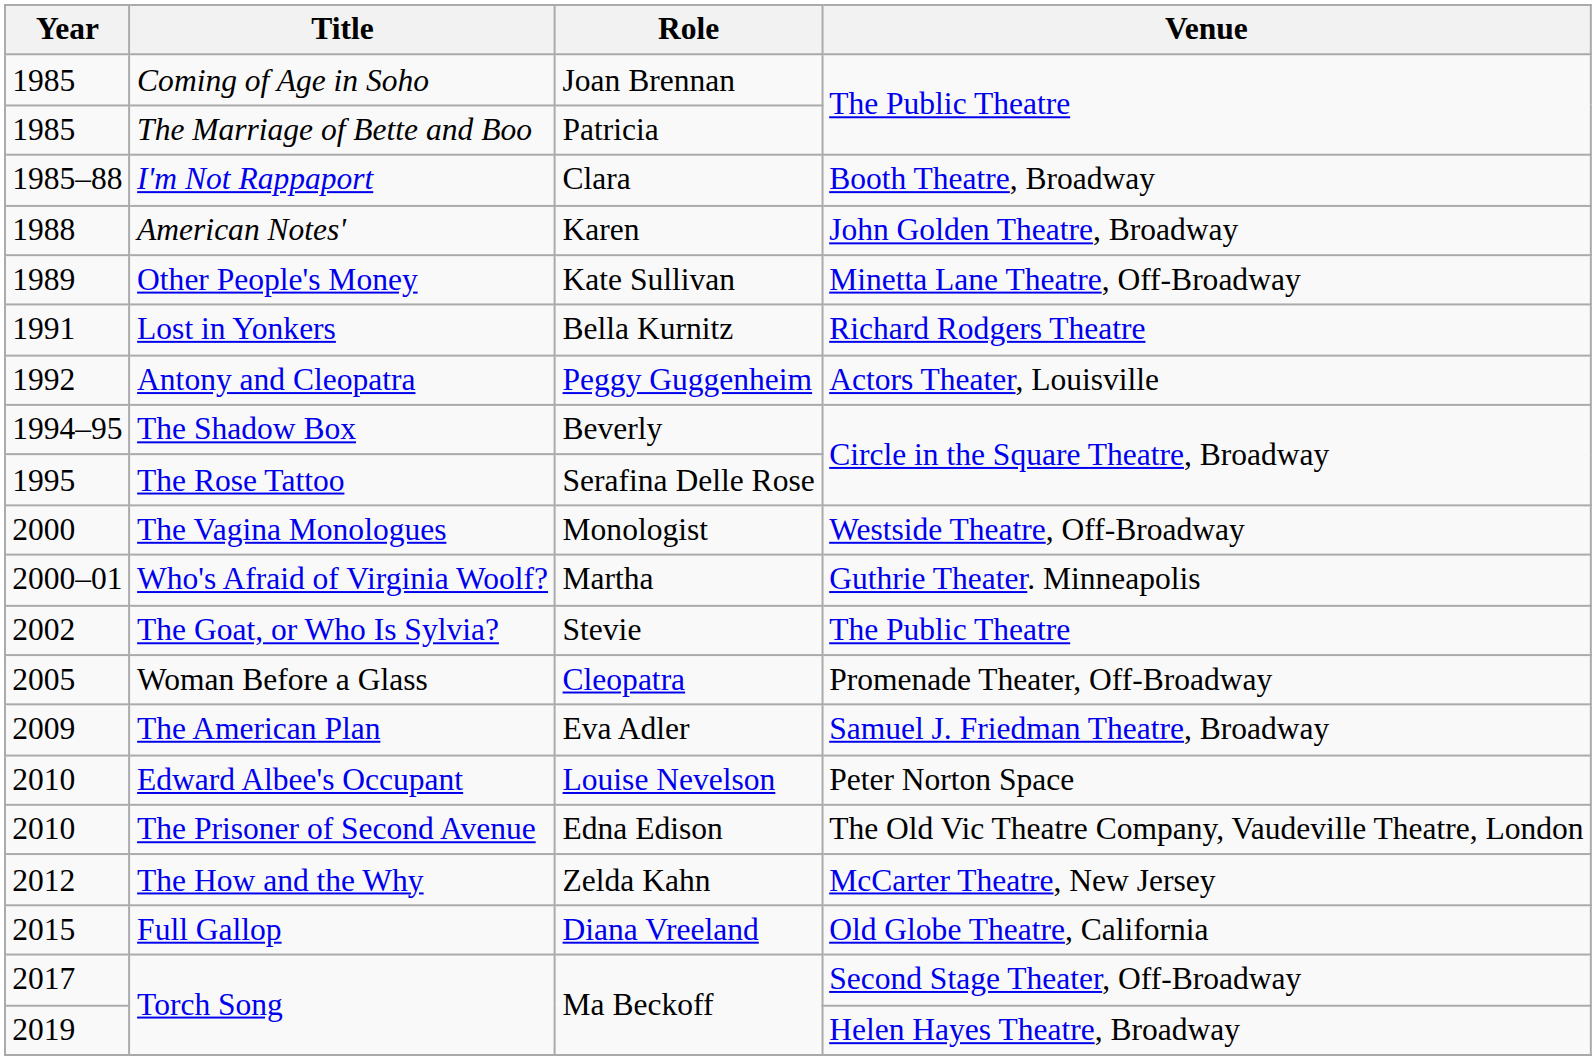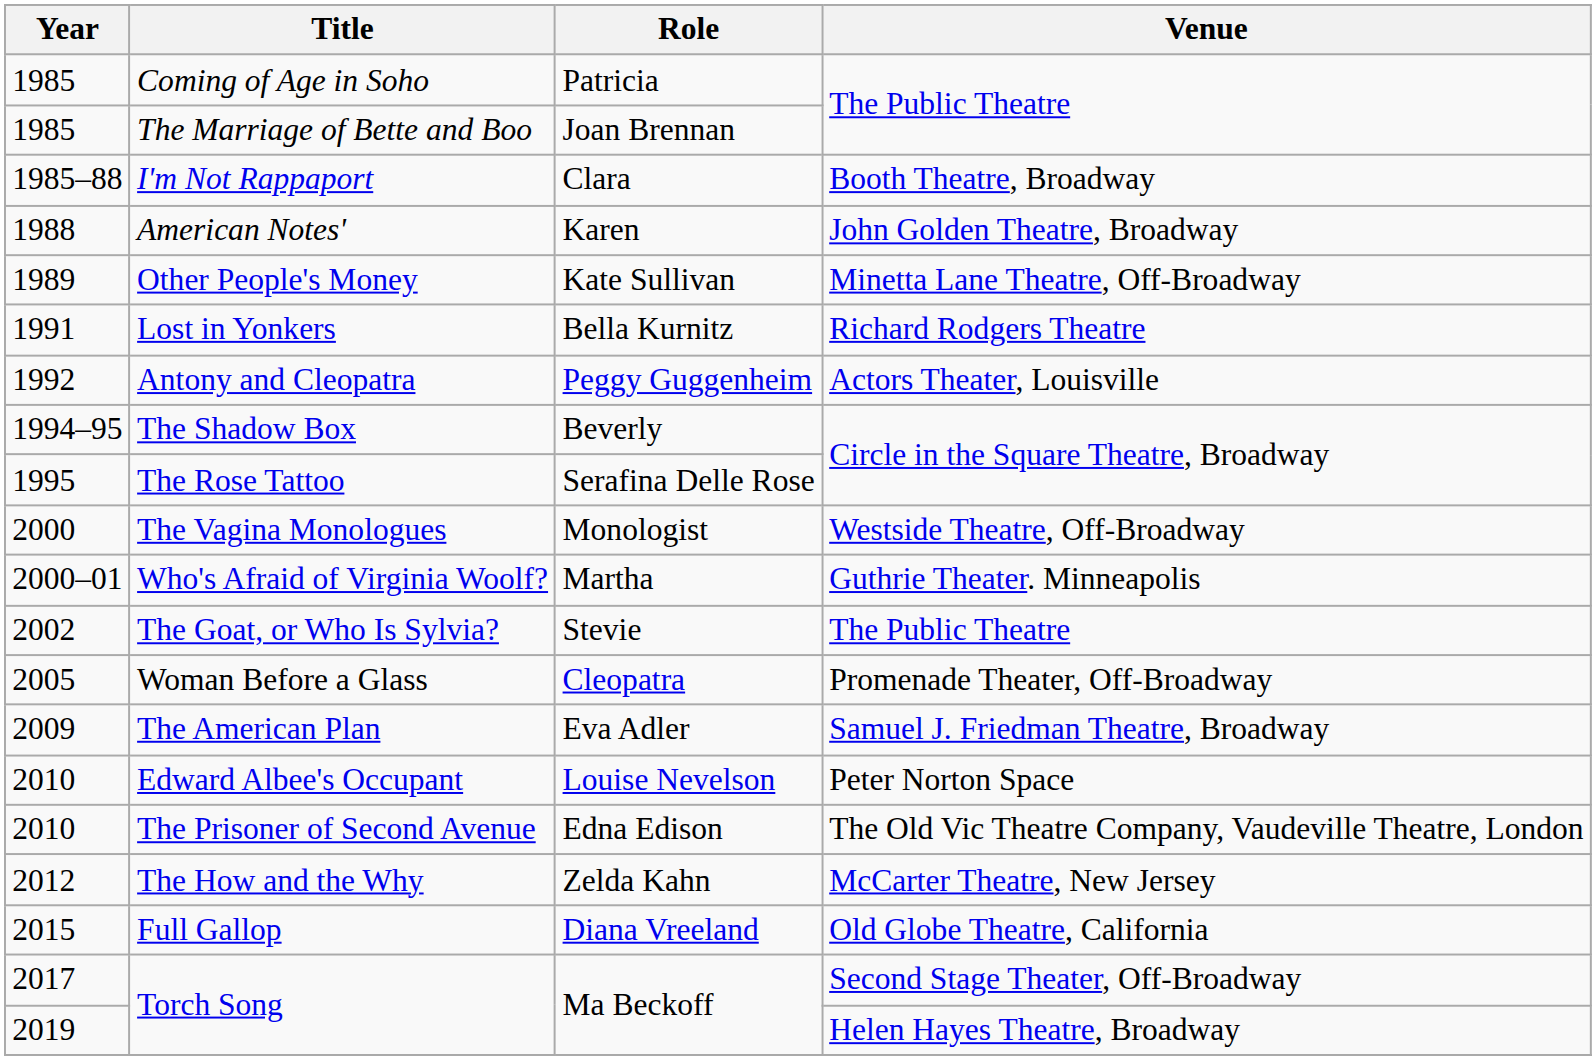(649, 79) Joan Brennan -> (611, 79) Patricia
(611, 129) Patricia -> (649, 129) Joan Brennan
